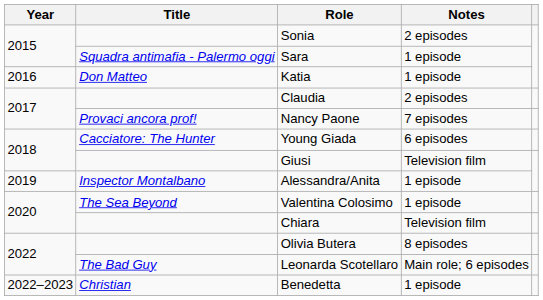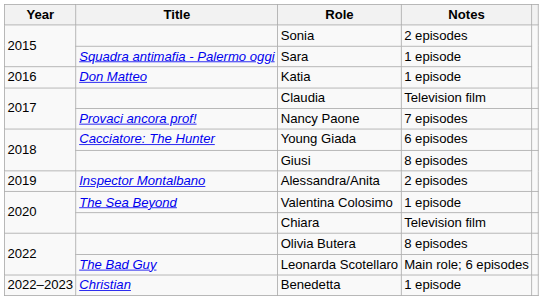(436, 98) 2 episodes -> (445, 98) Television film
(445, 160) Television film -> (436, 160) 8 episodes
(433, 181) 1 episode -> (436, 181) 2 episodes
